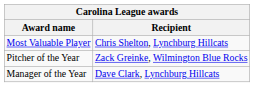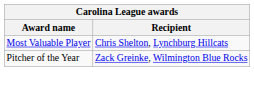- row: (46, 74)
